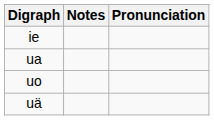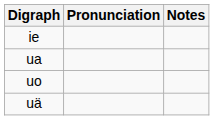columns swapped: (159, 15) <-> (86, 15)
